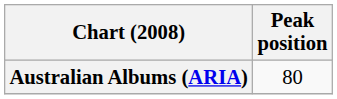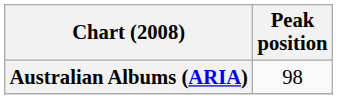(292, 76) 80 -> (292, 76) 98
